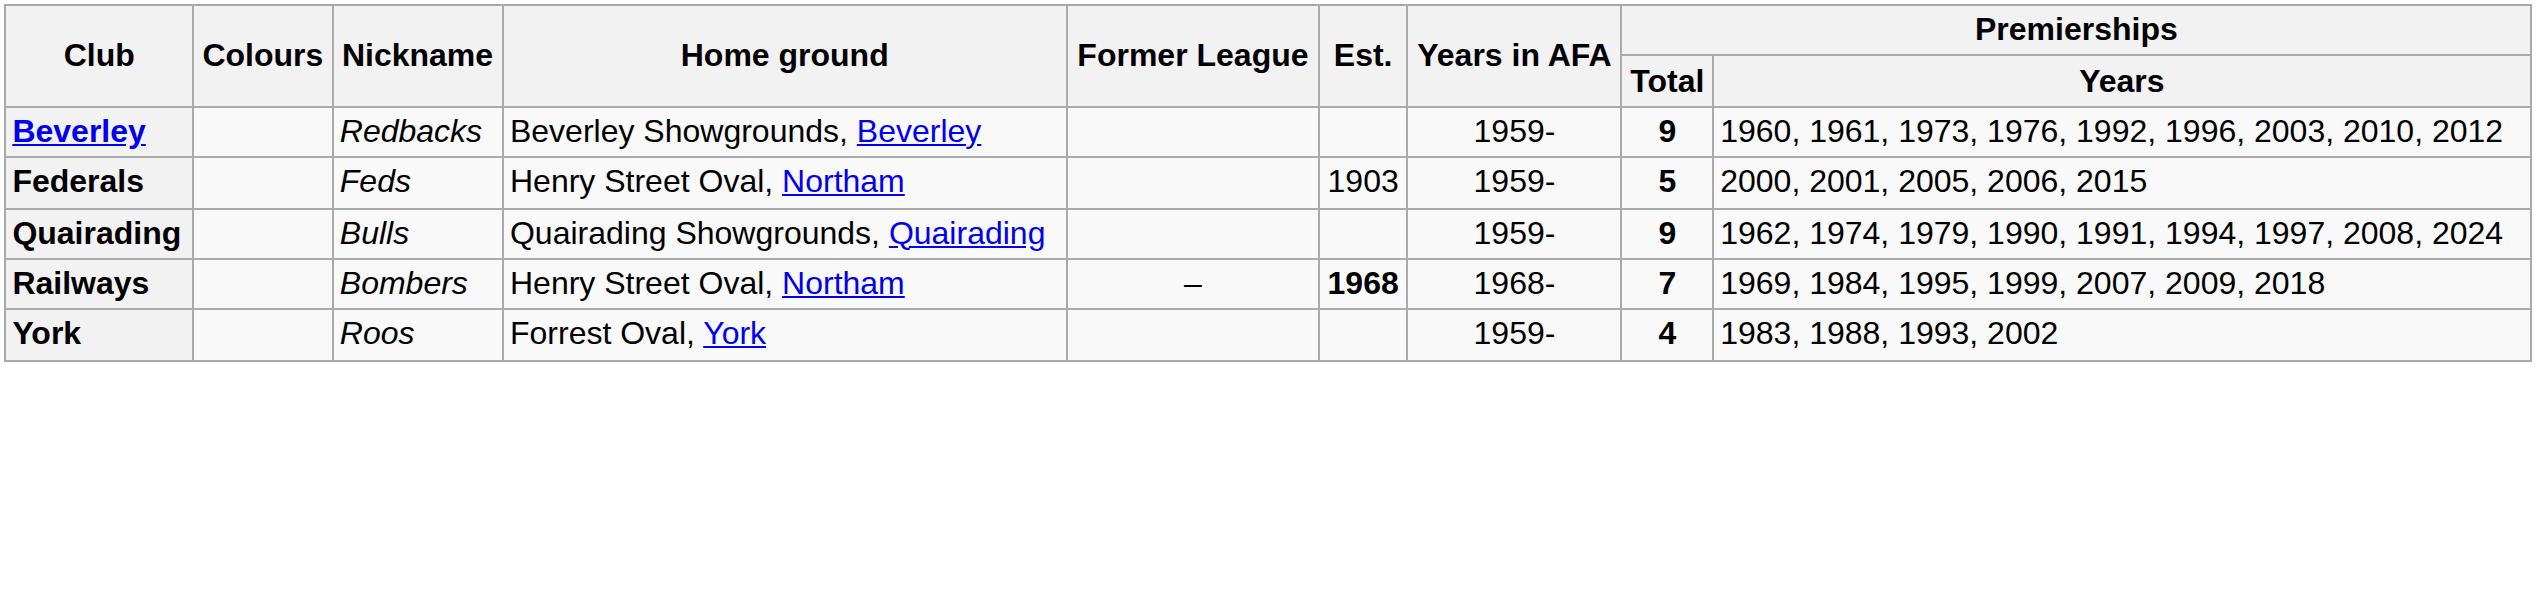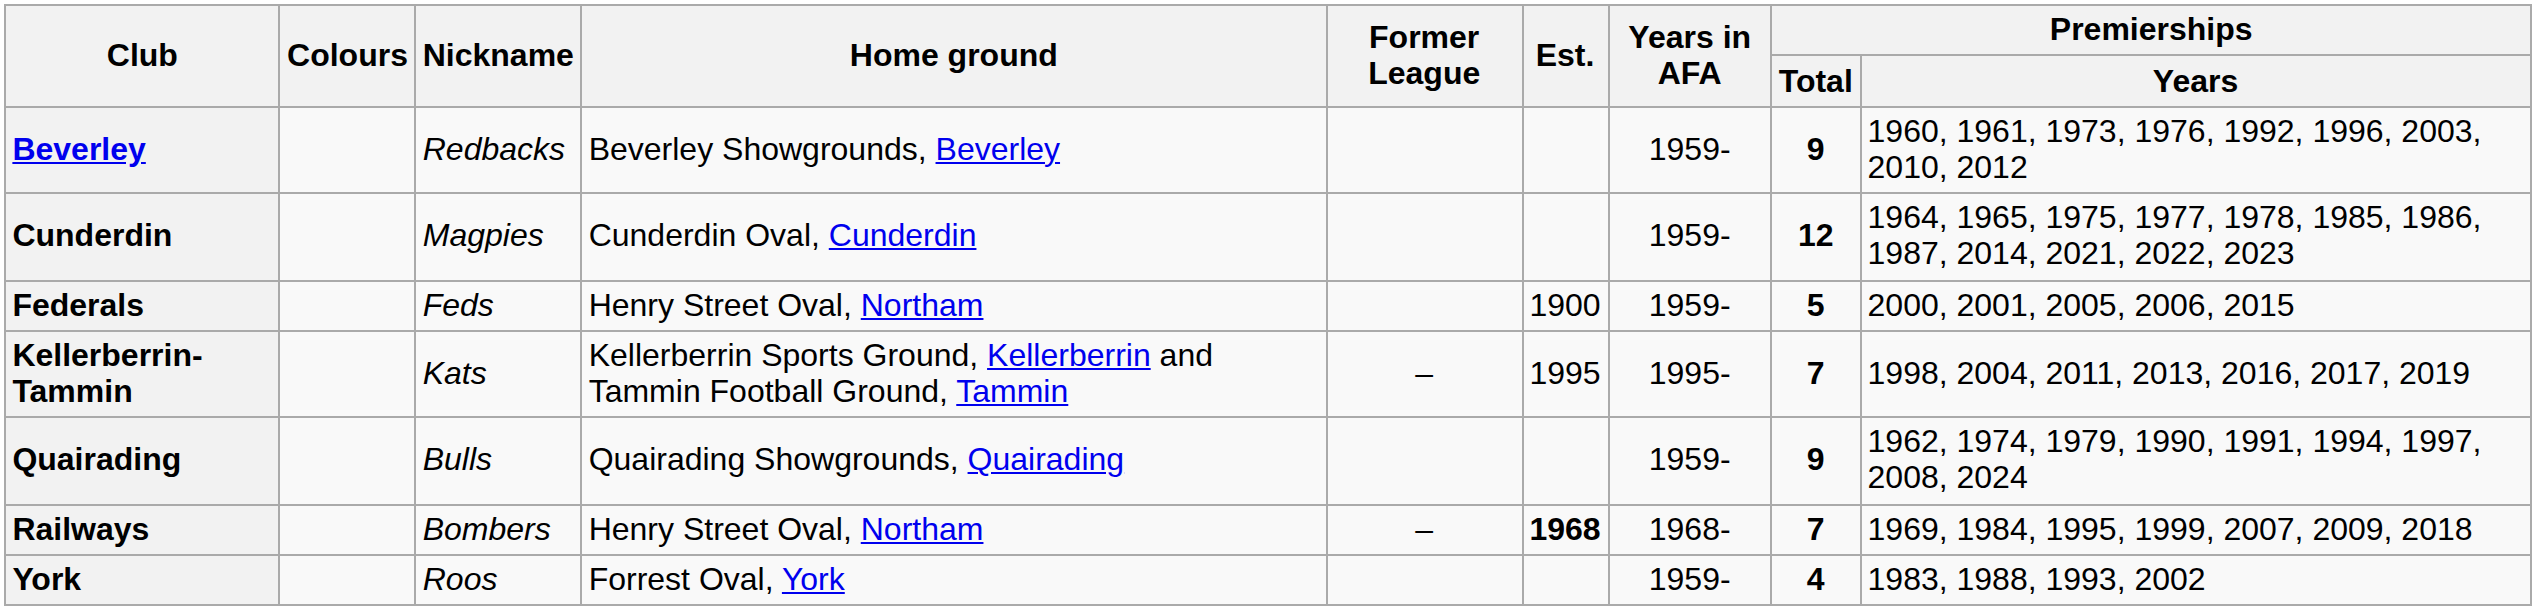+ row: (92, 236)
(1363, 182) 1903 -> (1565, 304) 1900
+ row: (108, 373)
